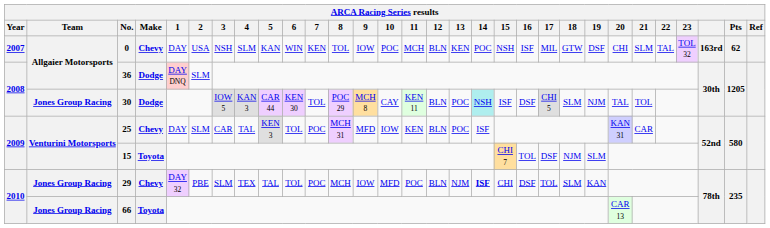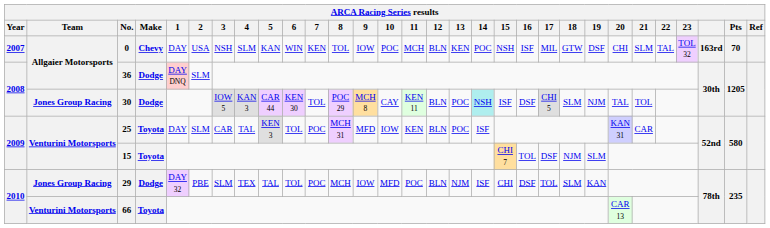(736, 49) 62 -> (736, 49) 70
(151, 129) Chevy -> (151, 129) Toyota
(151, 183) Chevy -> (151, 183) Dodge
(483, 183) bold -> (483, 183) normal
(72, 210) Jones Group Racing -> (72, 210) Venturini Motorsports
